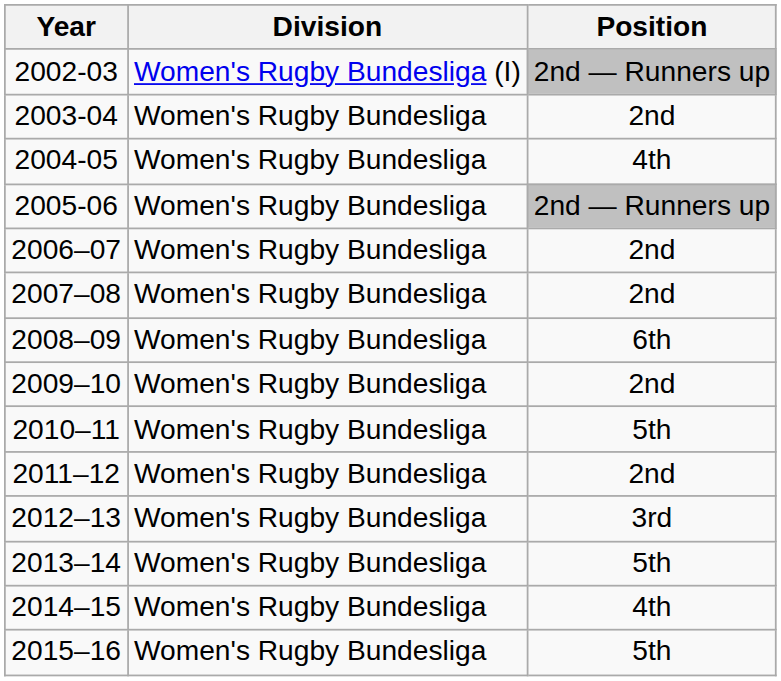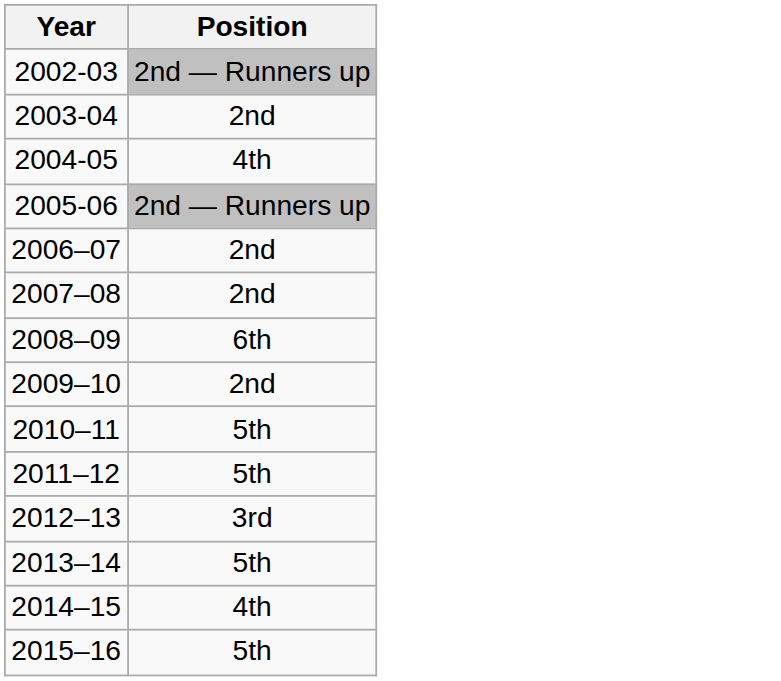- column: (327, 26)
(652, 473) 2nd -> (252, 473) 5th
